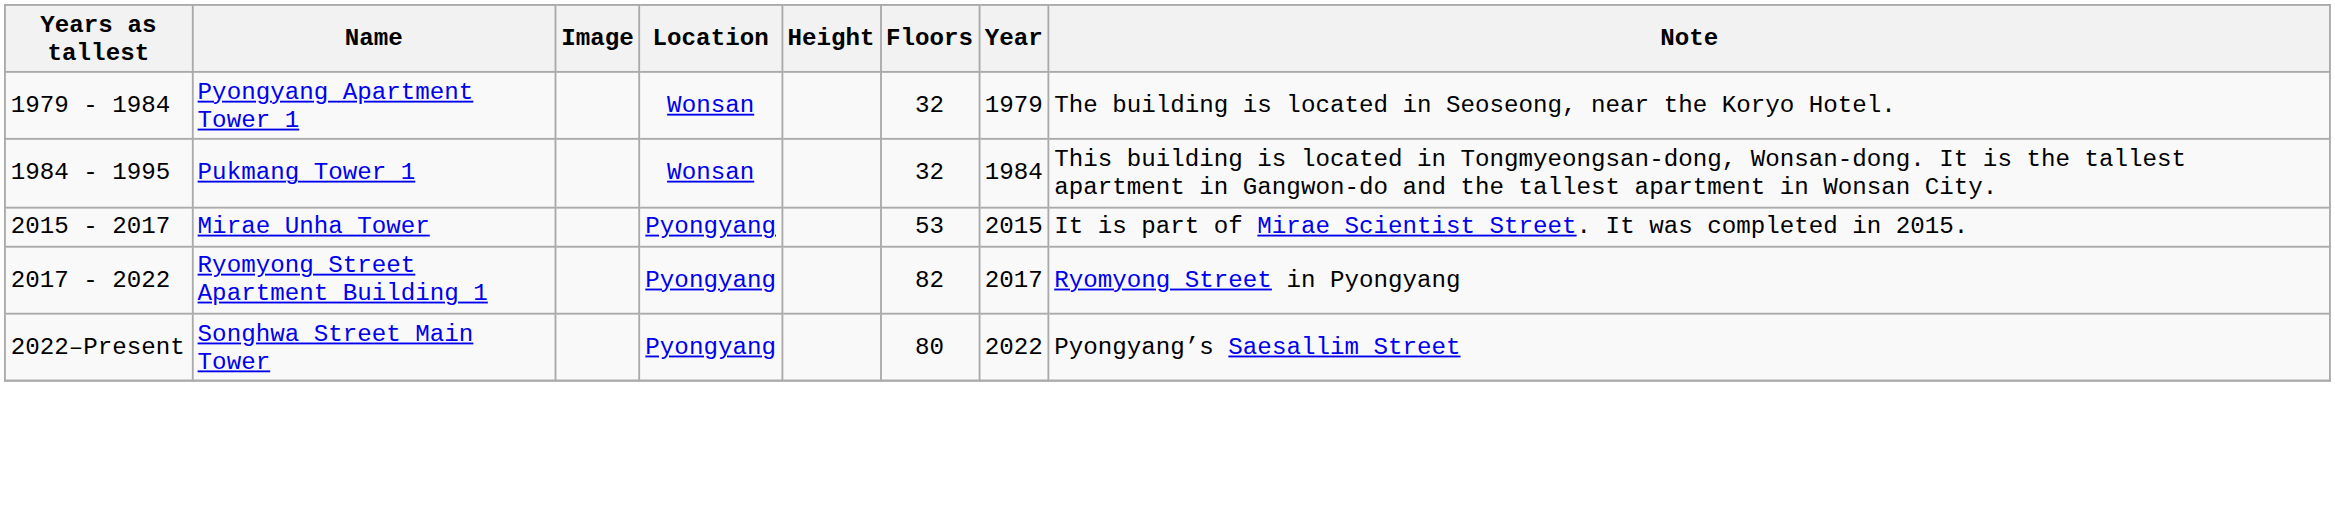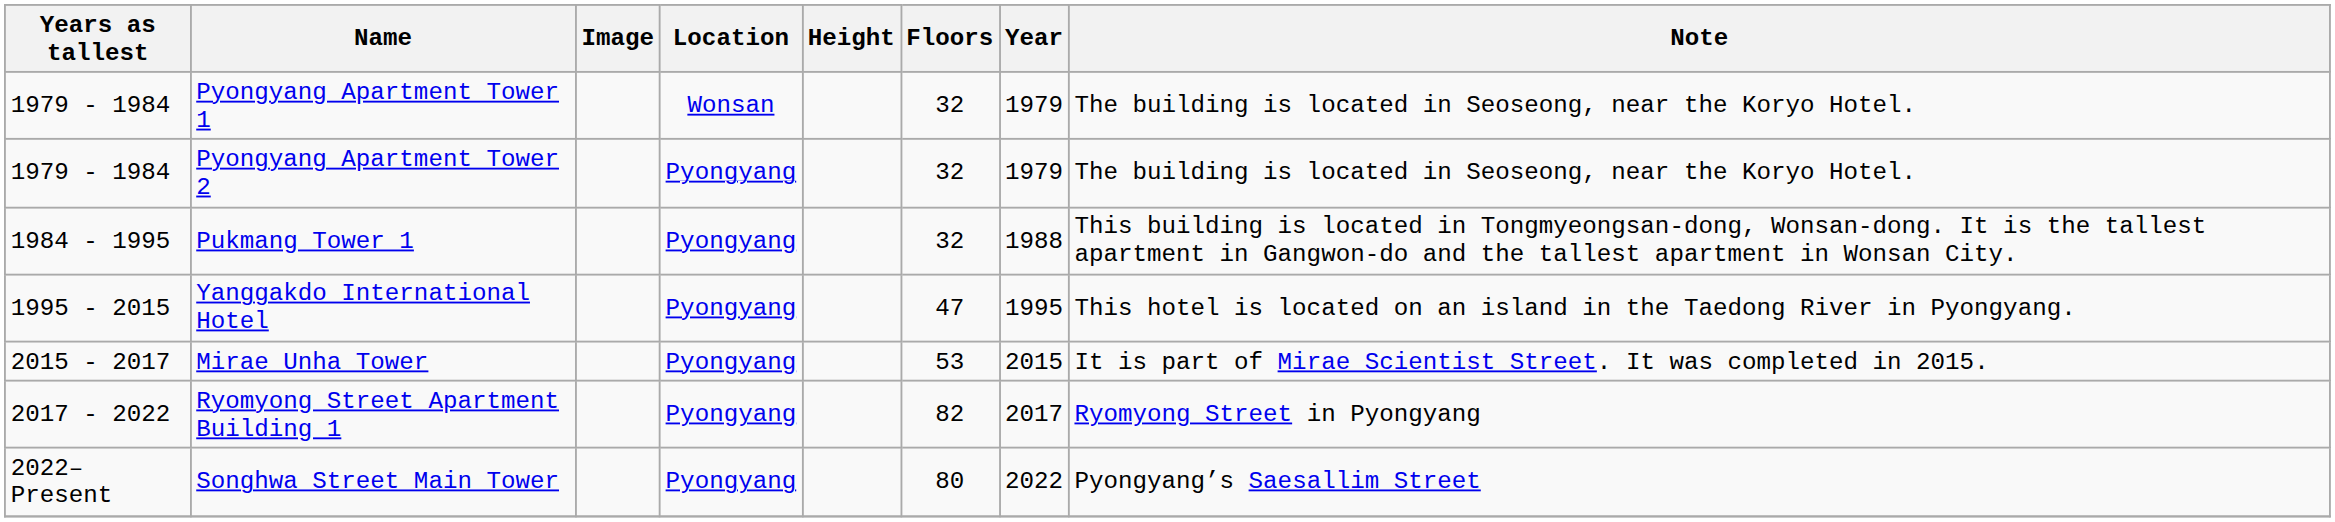+ row: (378, 173)
(711, 173) Wonsan -> (731, 241) Pyongyang
(1014, 173) 1984 -> (1034, 241) 1988
+ row: (363, 308)
